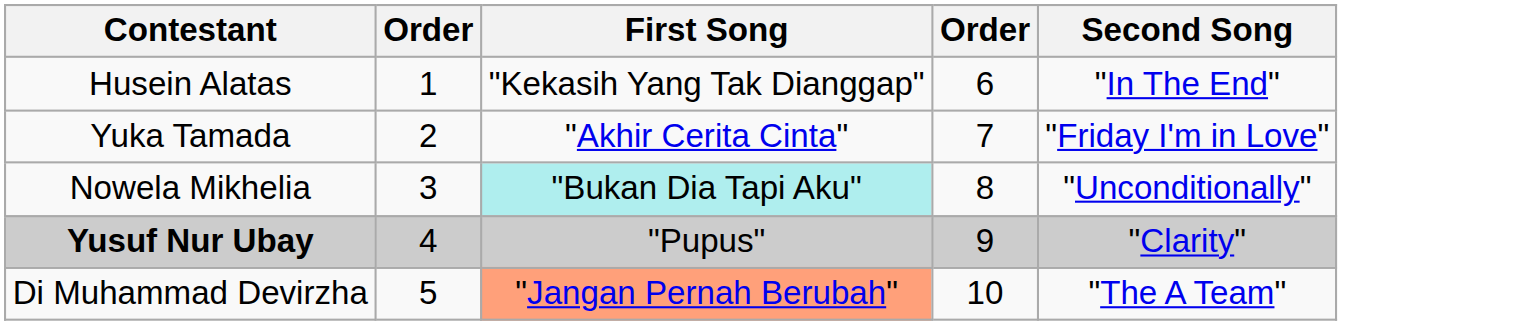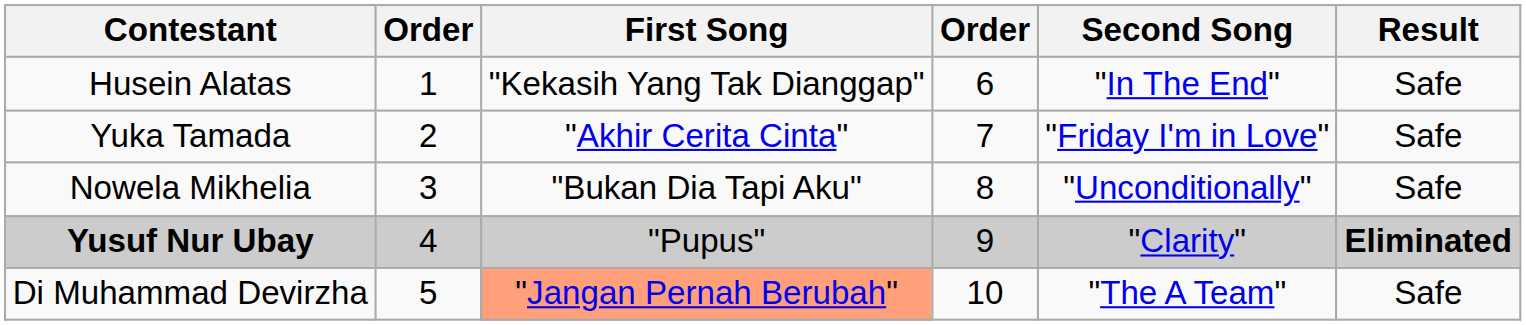+ column: (1428, 30)
(707, 188) paleturquoise background -> (707, 188) no background
